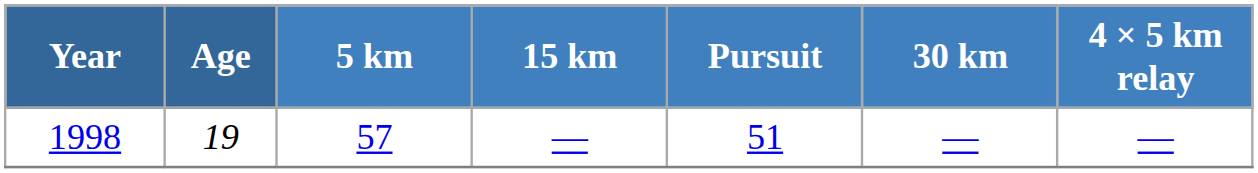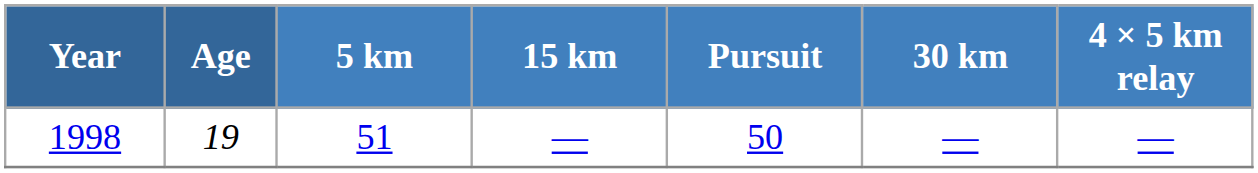(374, 137) 57 -> (374, 137) 51
(765, 137) 51 -> (765, 137) 50
